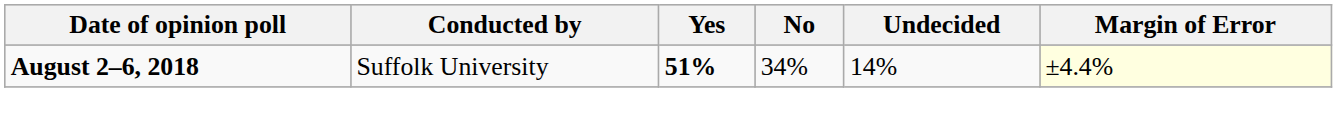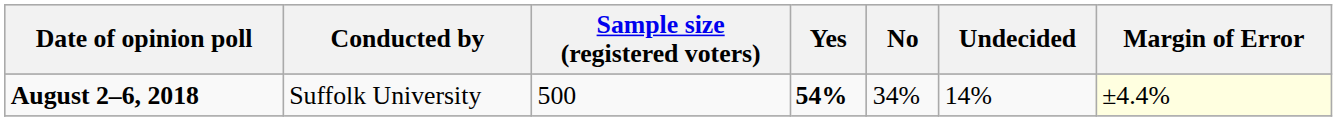+ column: (661, 39)
(691, 65) 51% -> (821, 94) 54%
